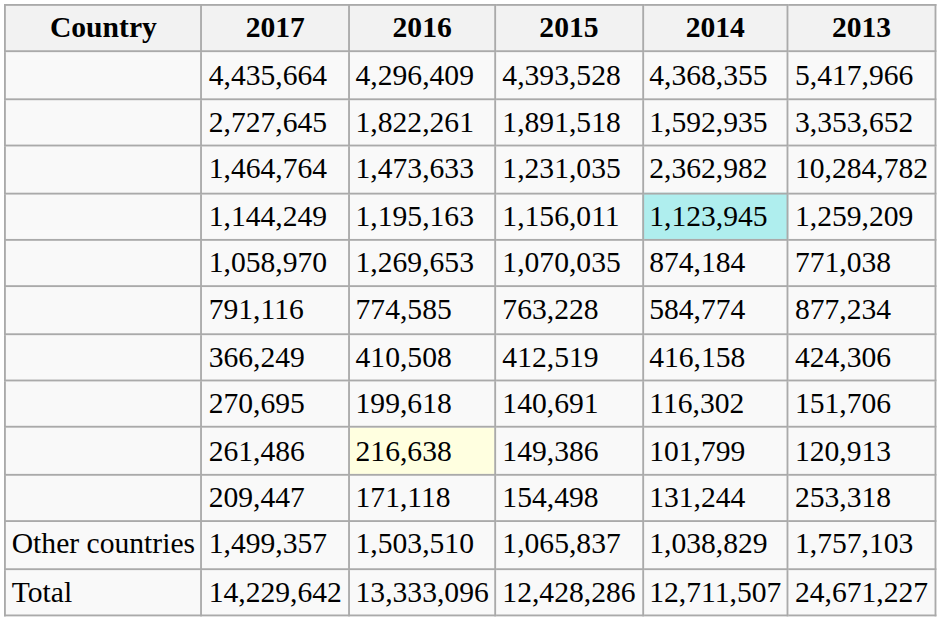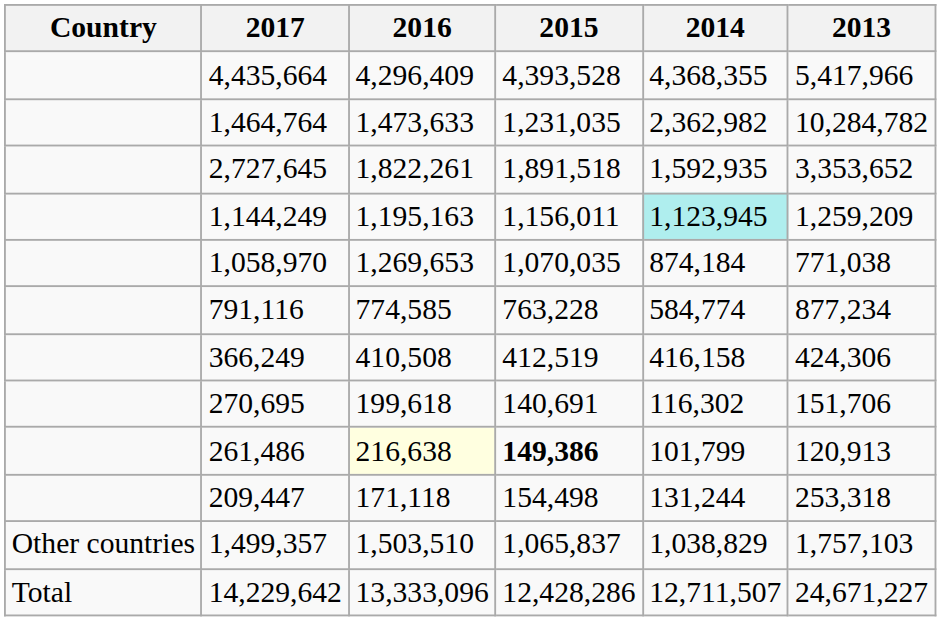rows swapped: (268, 121) <-> (268, 168)
(550, 450) normal -> (550, 450) bold
